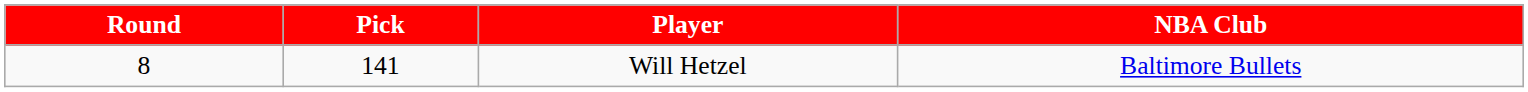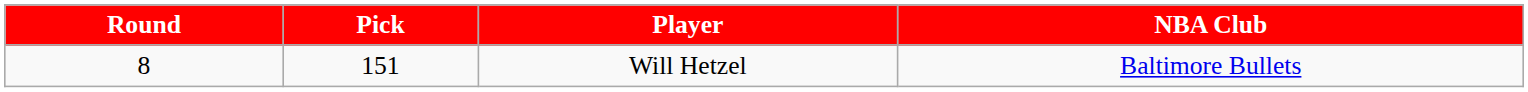(380, 65) 141 -> (380, 65) 151
